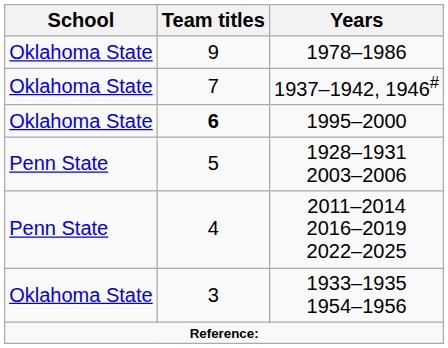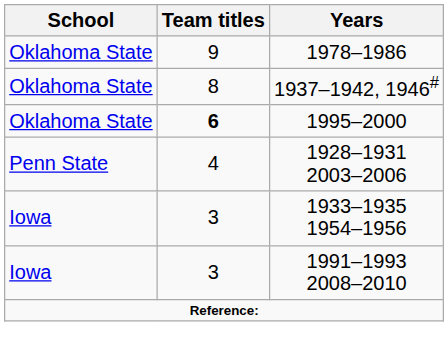(213, 86) 7 -> (213, 86) 8
(213, 163) 5 -> (213, 163) 4
- row: (357, 229)
(81, 294) Oklahoma State -> (30, 218) Iowa
+ row: (357, 272)
